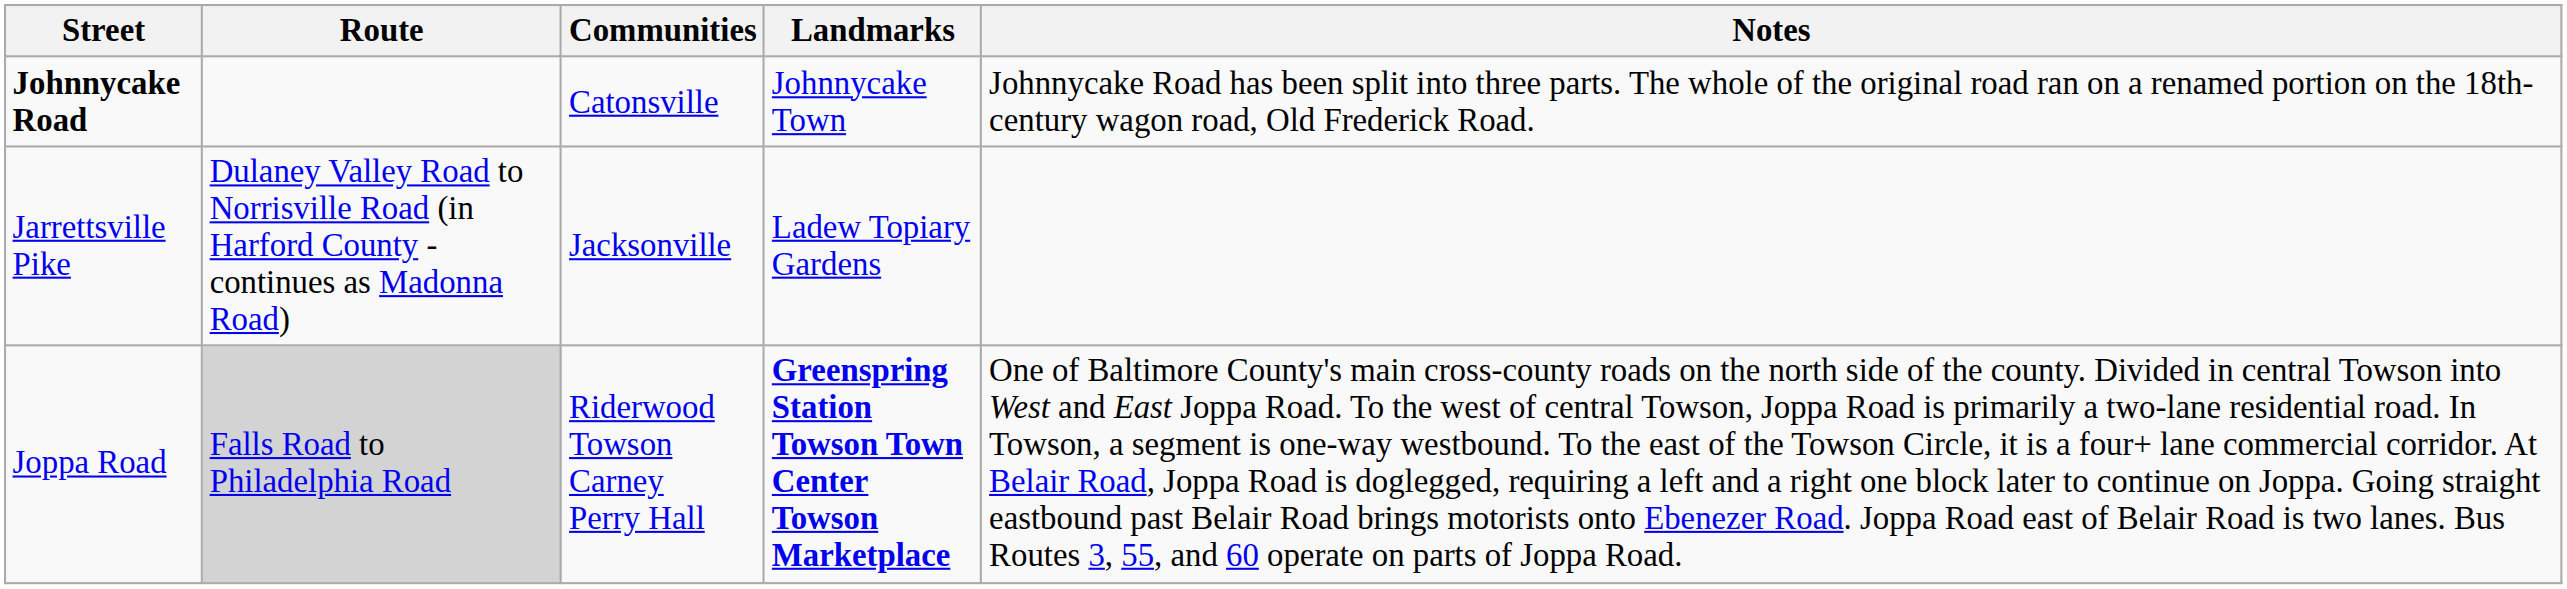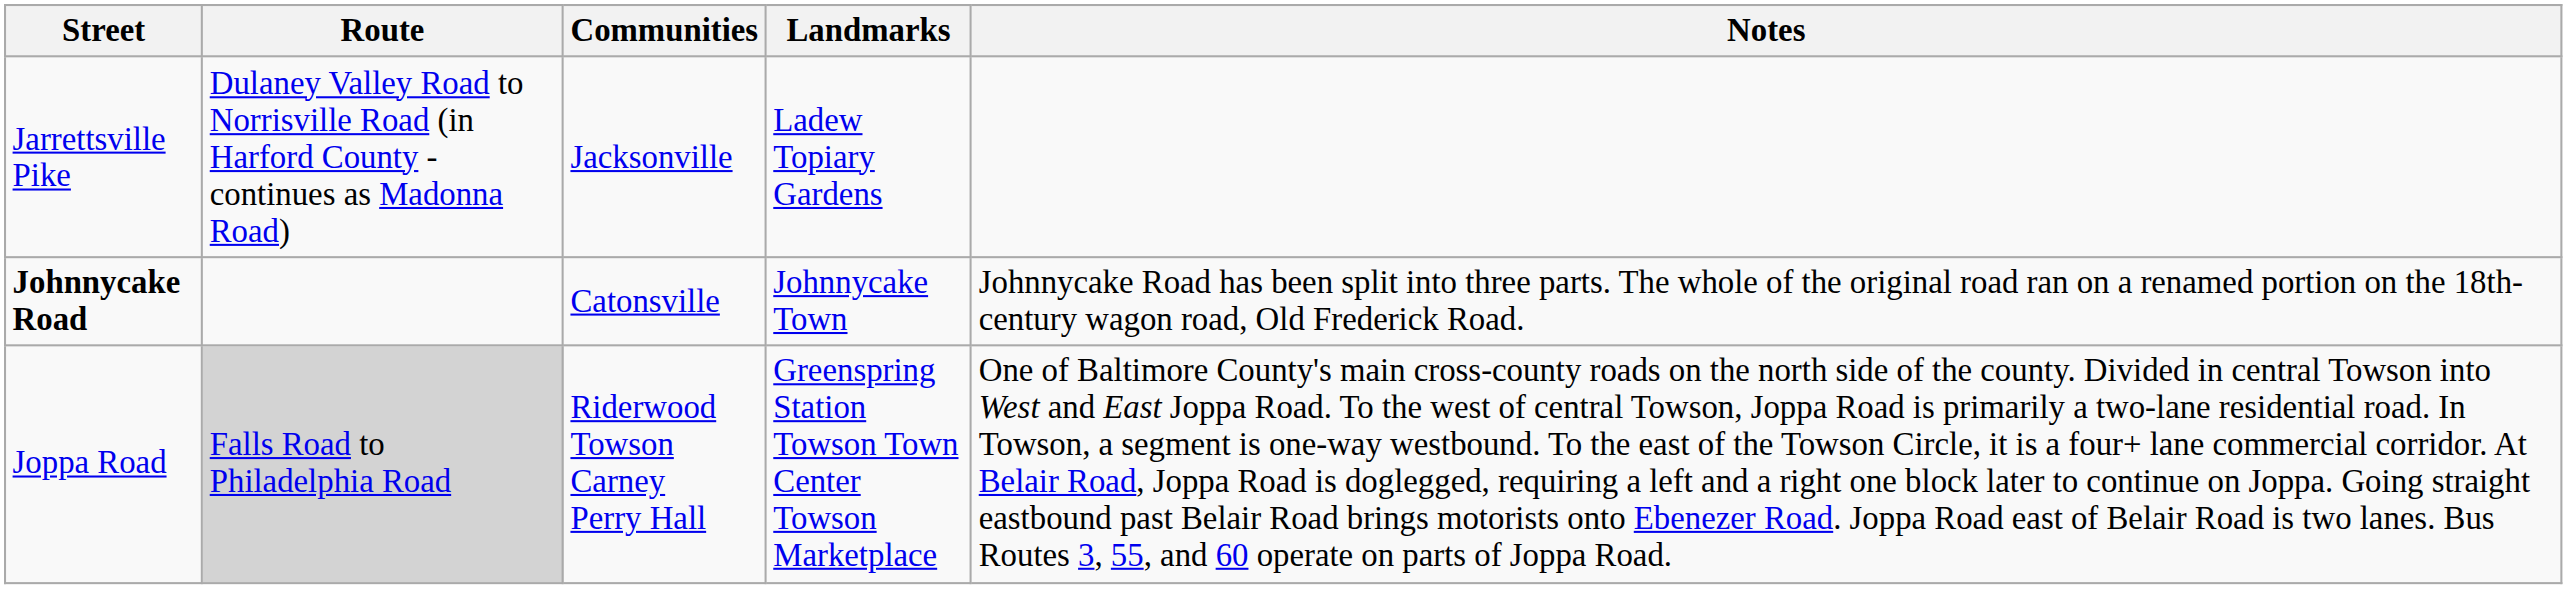rows swapped: (96, 100) <-> (89, 245)
(867, 463) bold -> (866, 463) normal
